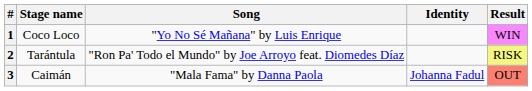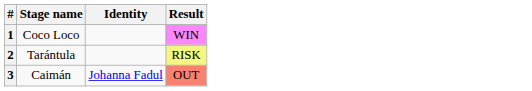- column: (246, 14)
